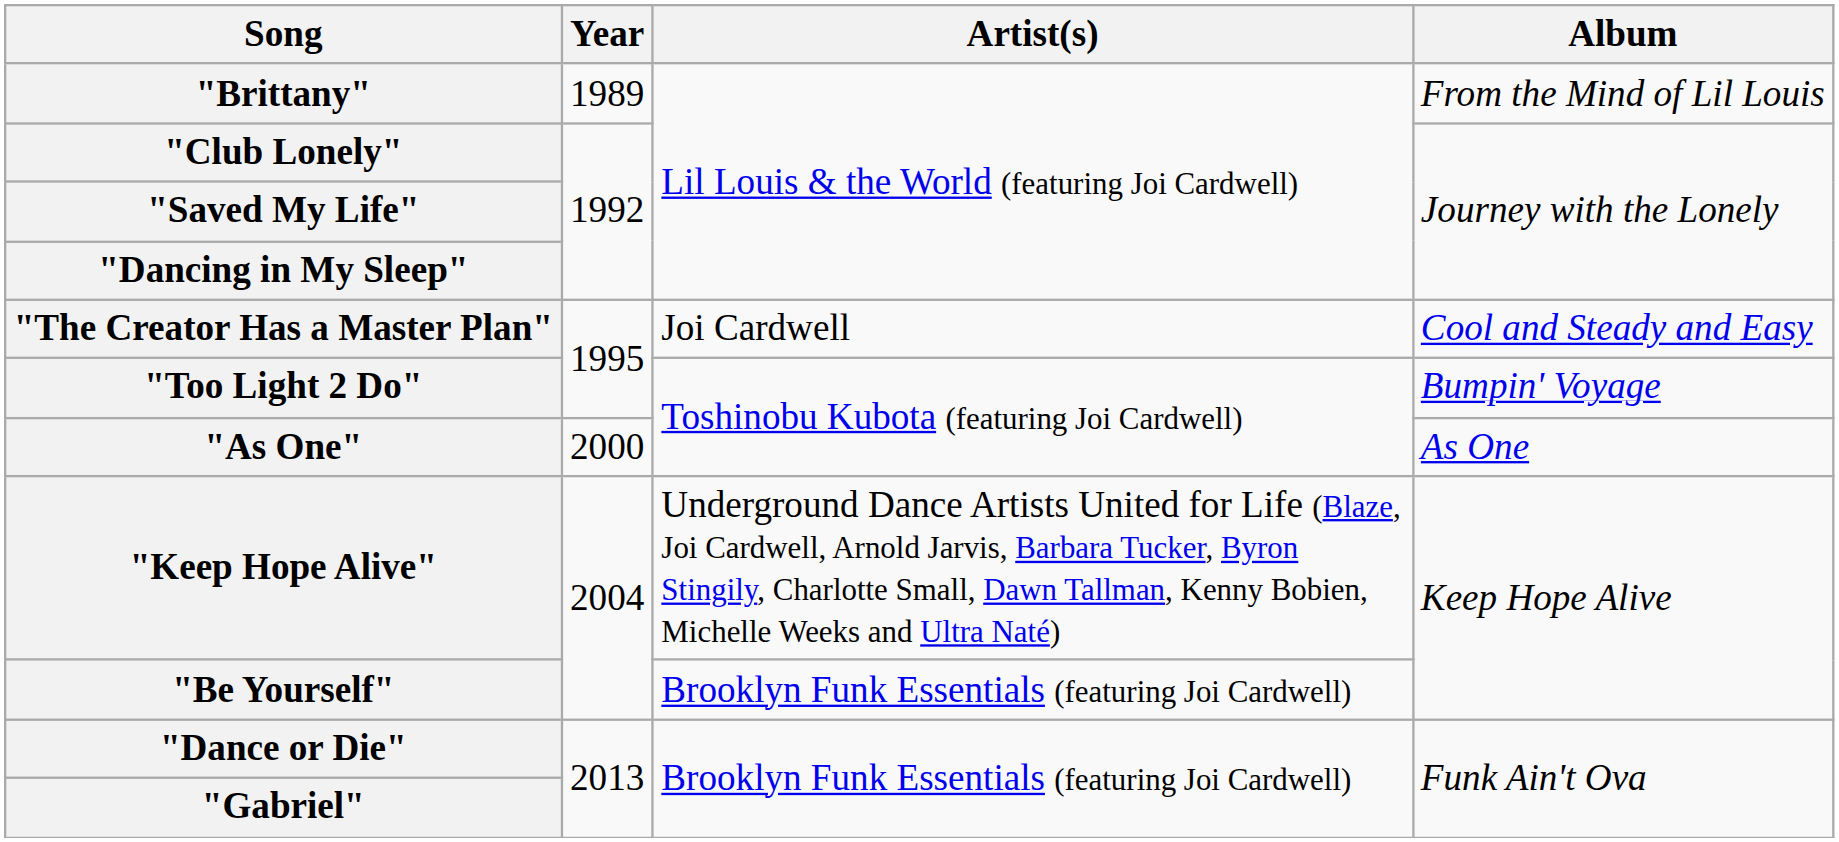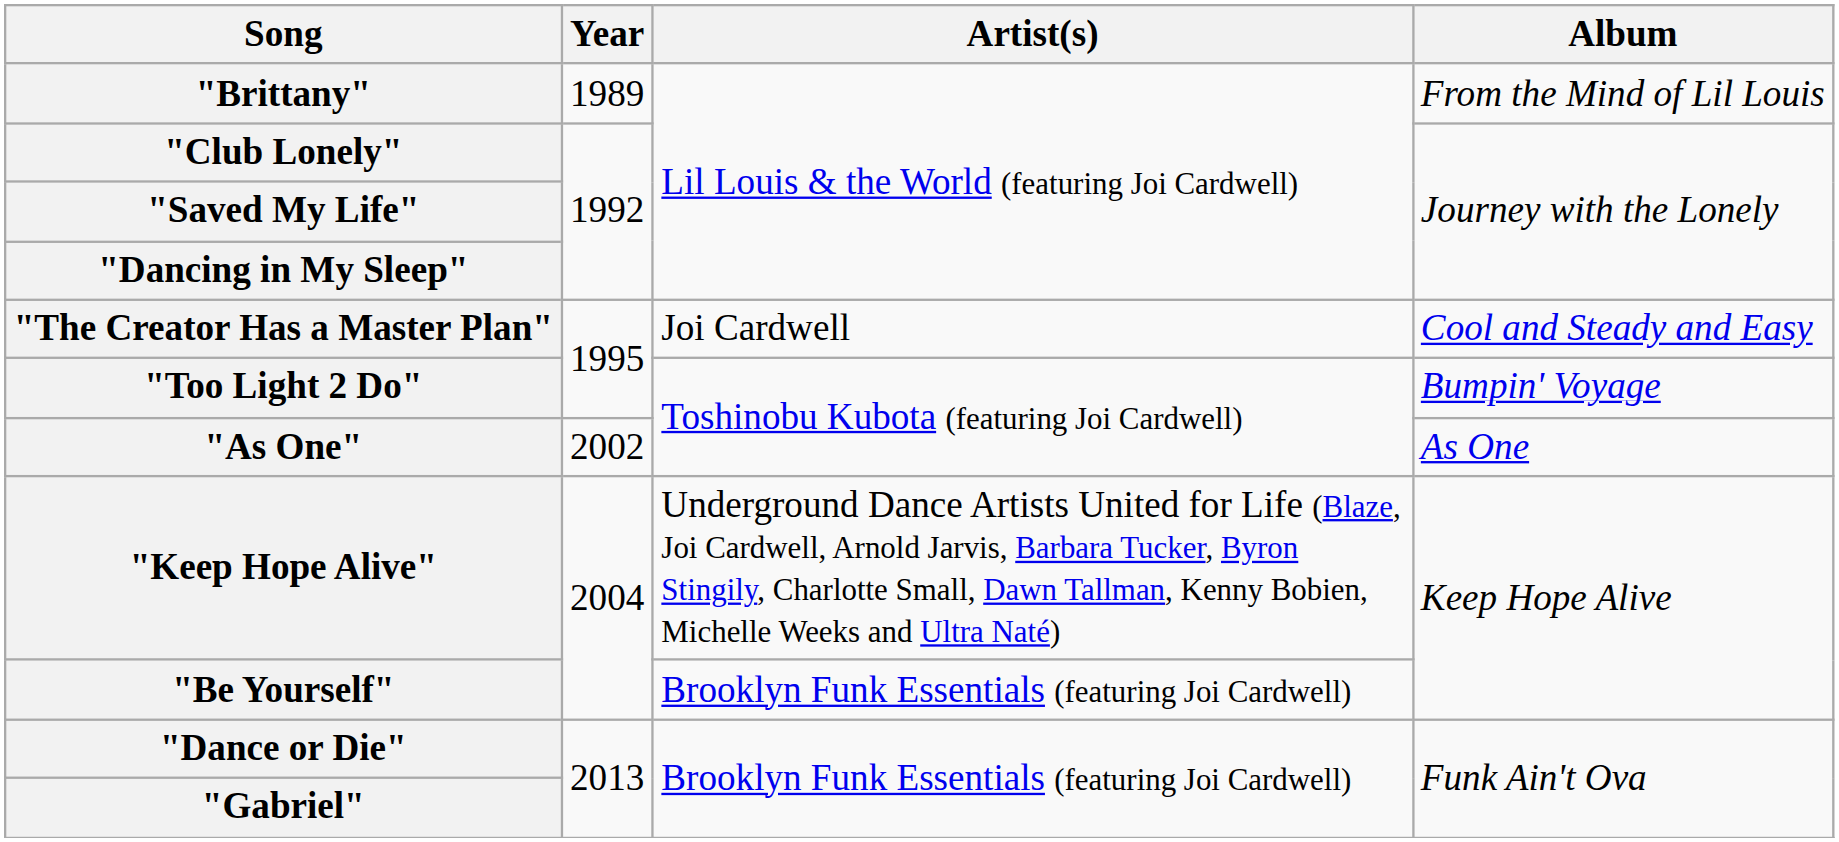(607, 446) 2000 -> (607, 446) 2002
